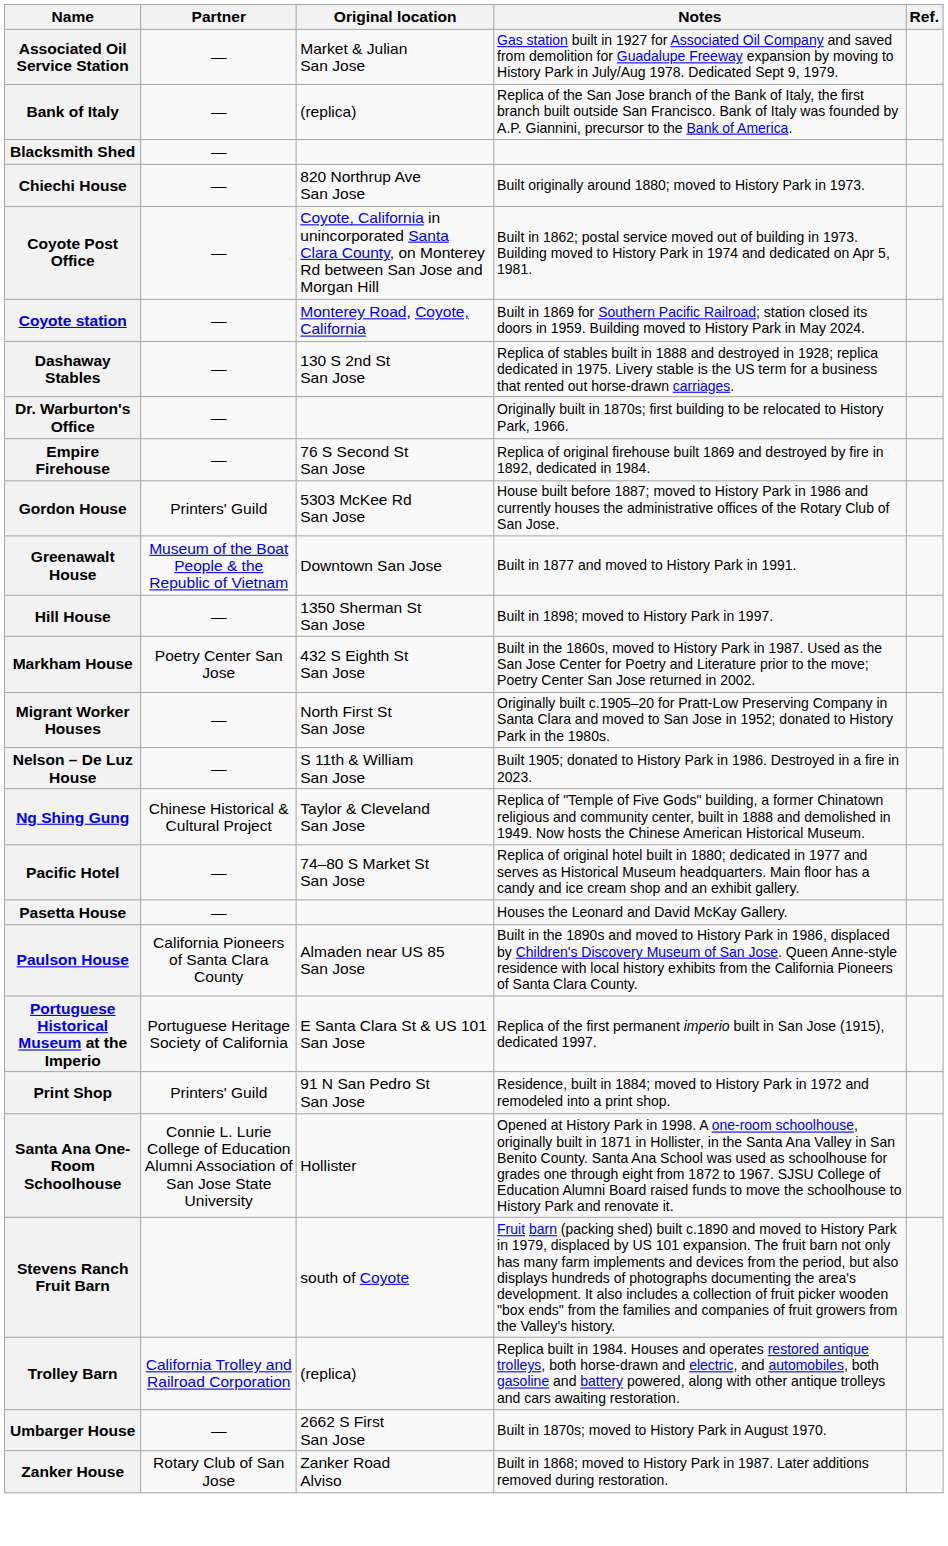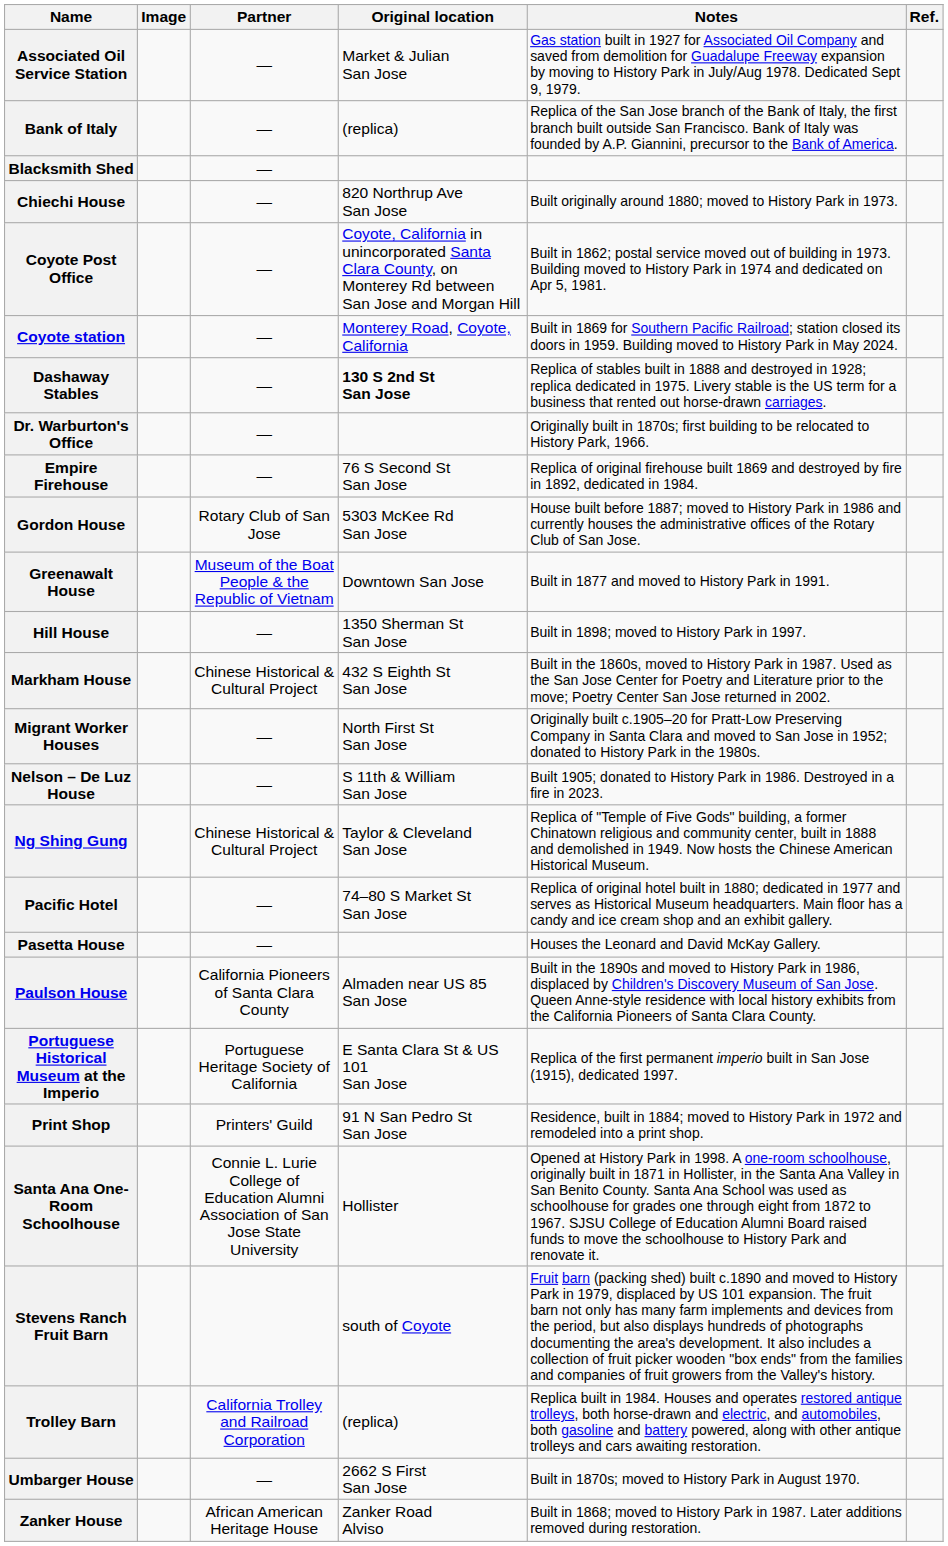+ column: (164, 17)
(345, 370) normal -> (388, 386) bold
(219, 509) Printers' Guild -> (264, 525) Rotary Club of San Jose
(219, 665) Poetry Center San Jose -> (264, 681) Chinese Historical & Cultural Project
(219, 1472) Rotary Club of San Jose -> (264, 1521) African American Heritage House
